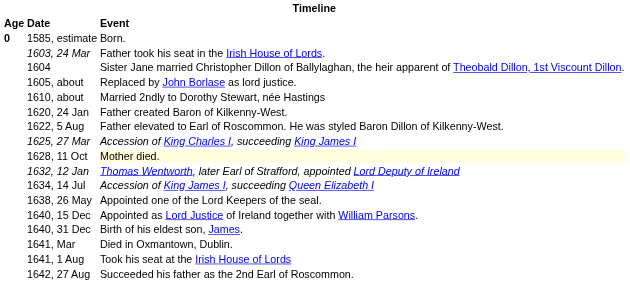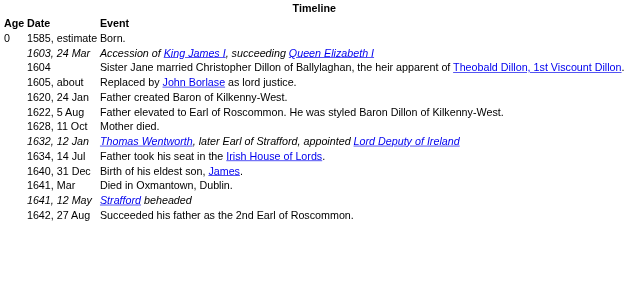(7, 38) bold -> (7, 38) normal
(213, 53) Father took his seat in the Irish House of Lords. -> (237, 53) Accession of King James I, succeeding Queen Elizabeth I
- row: (55, 97)
- row: (59, 141)
(130, 156) lightyellow background -> (130, 127) no background
(237, 186) Accession of King James I, succeeding Queen Elizabeth I -> (213, 156) Father took his seat in the Irish House of Lords.
- row: (59, 200)
- row: (59, 215)
+ row: (59, 200)
- row: (56, 259)
